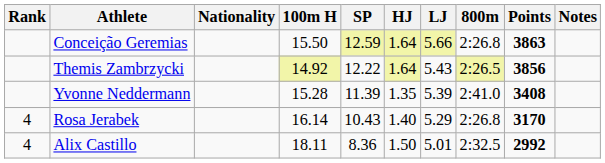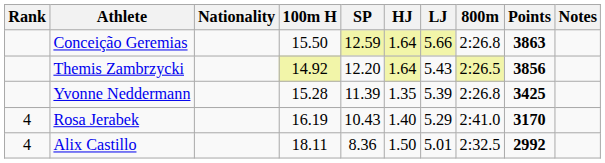(363, 68) 12.22 -> (363, 68) 12.20
(480, 94) 2:41.0 -> (480, 94) 2:26.8
(529, 94) 3408 -> (529, 94) 3425
(310, 119) 16.14 -> (310, 119) 16.19
(480, 119) 2:26.8 -> (480, 119) 2:41.0
